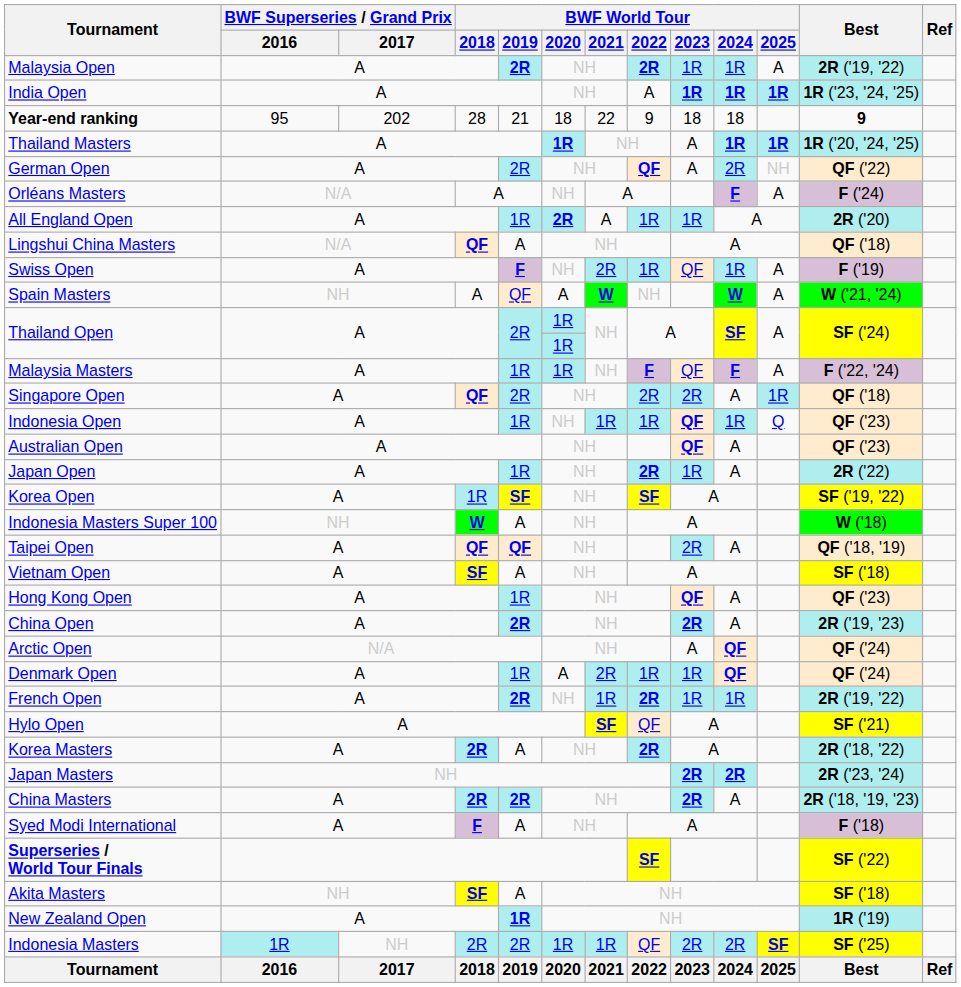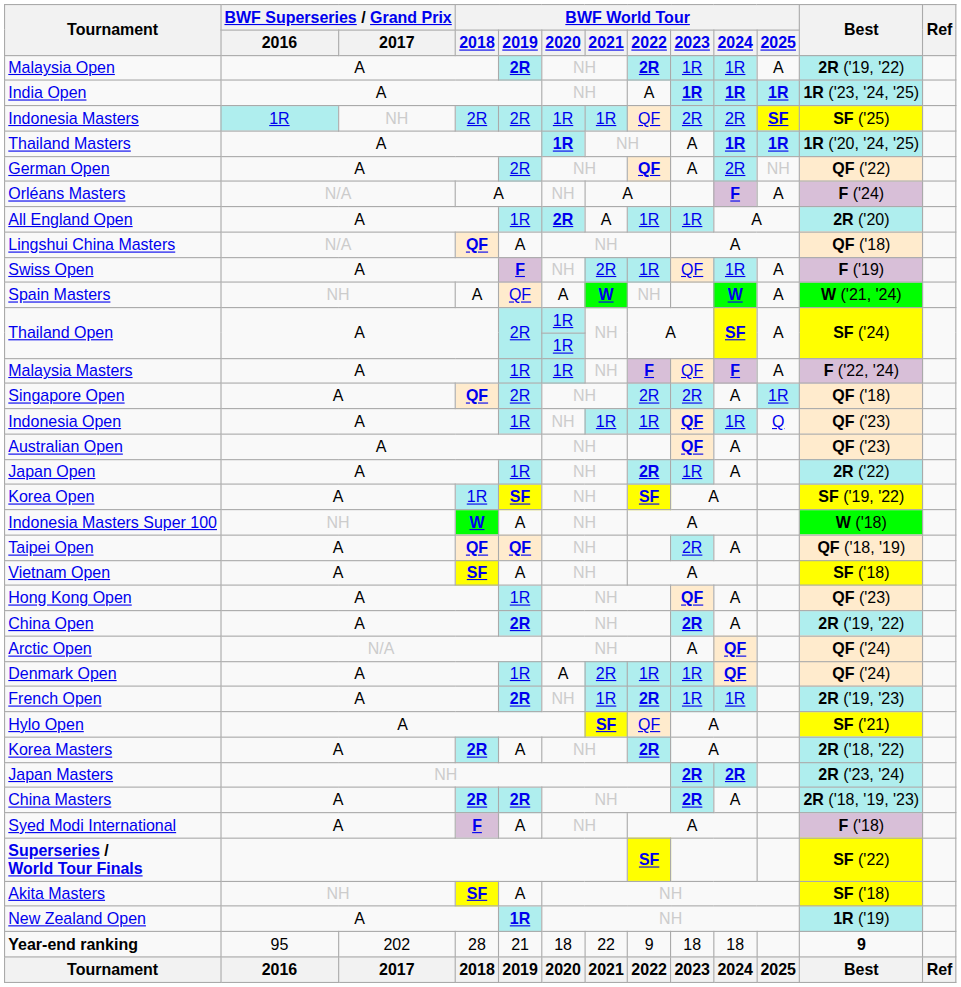rows swapped: (74, 944) <-> (73, 119)
(861, 624) 2R ('19, '23) -> (861, 624) 2R ('19, '22)
(861, 699) 2R ('19, '22) -> (861, 699) 2R ('19, '23)
